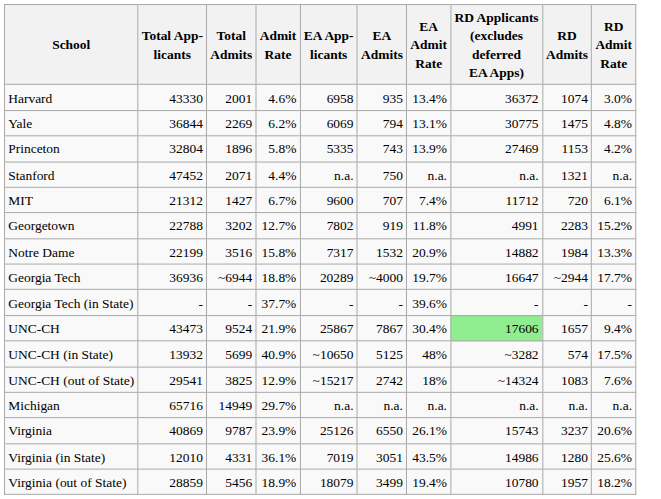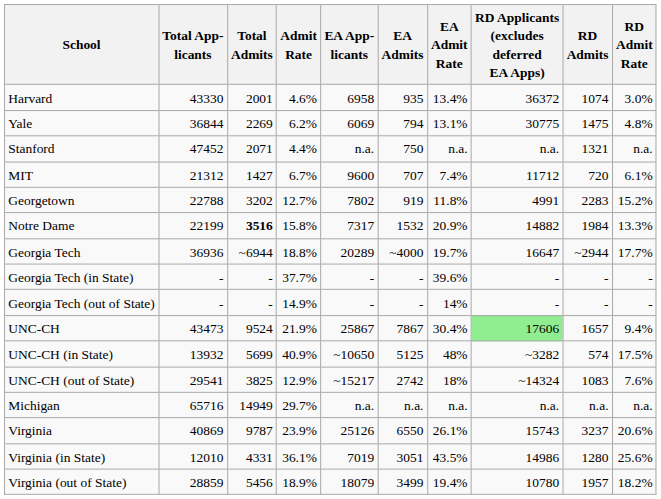- row: (34, 149)
(239, 252) normal -> (259, 225) bold
+ row: (82, 303)
